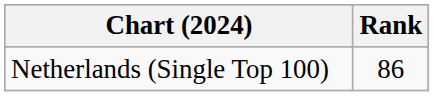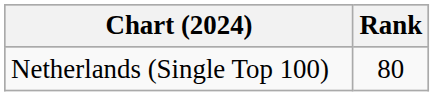(391, 68) 86 -> (391, 68) 80
